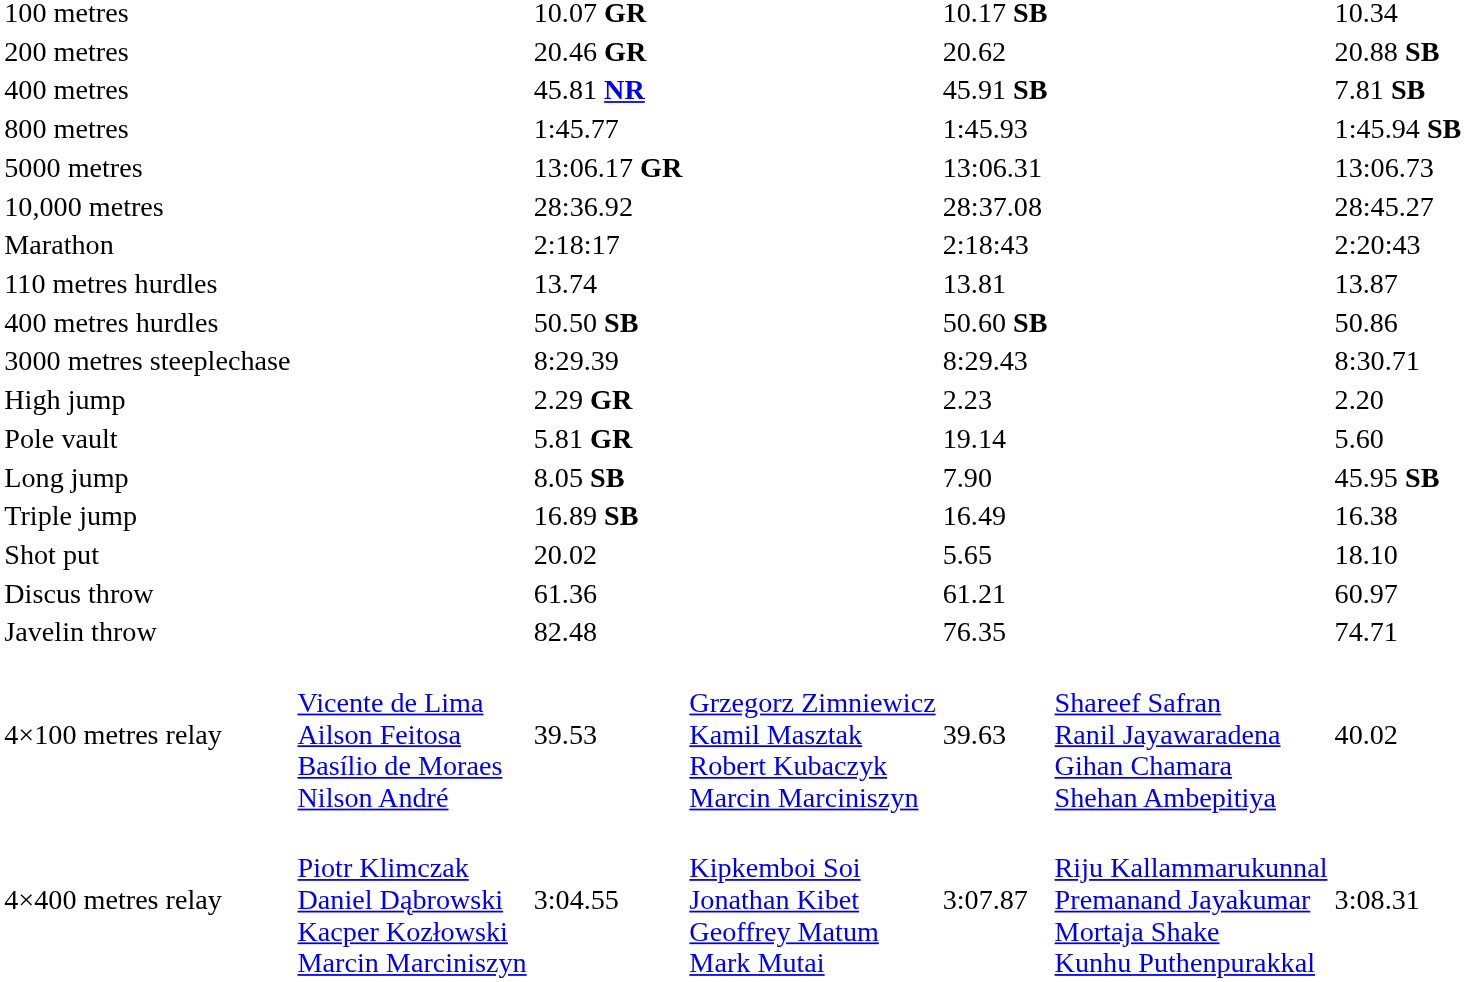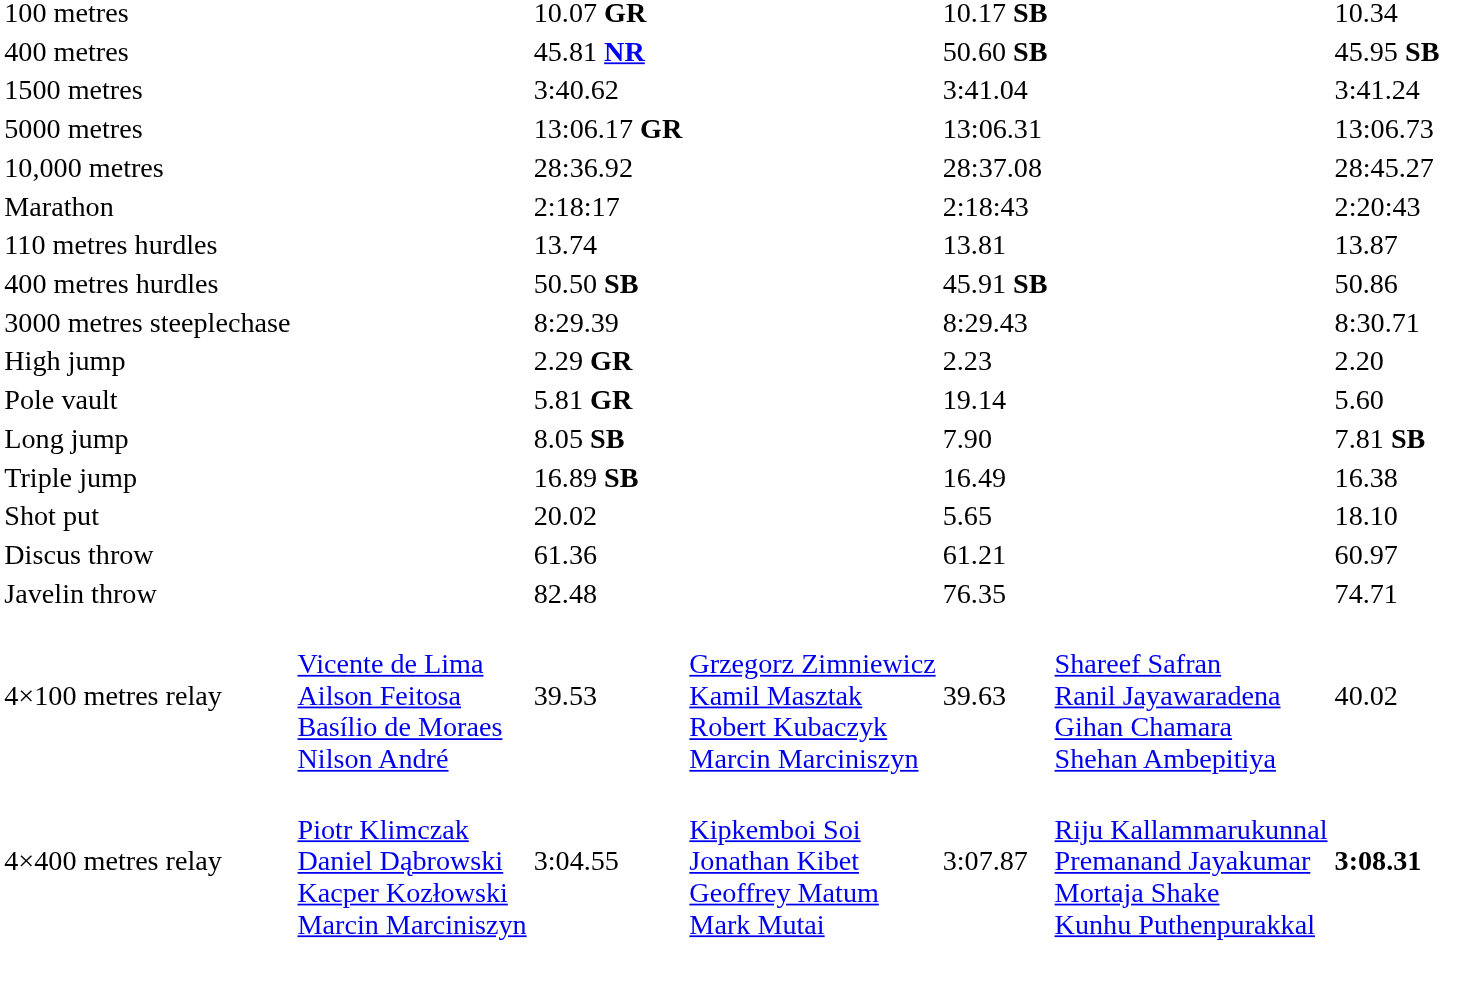- row: (66, 51)
(995, 90) 45.91 SB -> (995, 51) 50.60 SB
(1380, 90) 7.81 SB -> (1387, 51) 45.95 SB
- row: (66, 128)
+ row: (73, 90)
(995, 322) 50.60 SB -> (995, 283) 45.91 SB
(1387, 477) 45.95 SB -> (1380, 438) 7.81 SB
(1377, 899) normal -> (1378, 861) bold
